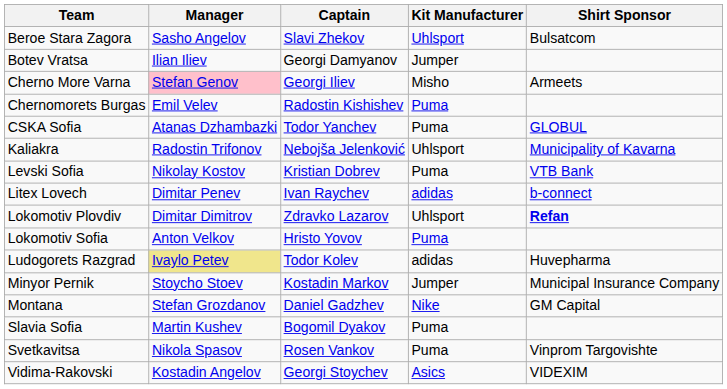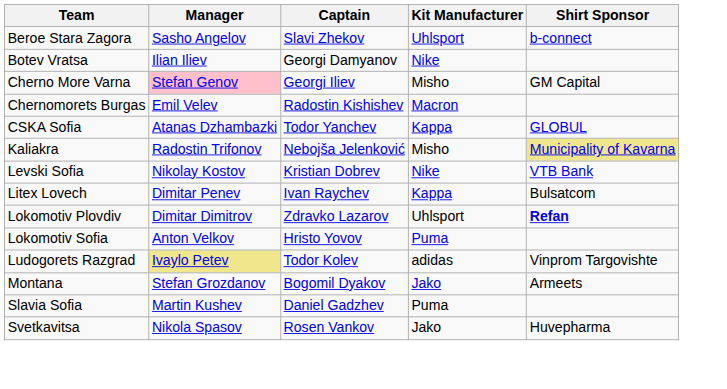(563, 37) Bulsatcom -> (561, 37) b-connect
(435, 60) Jumper -> (426, 60) Nike
(556, 82) Armeets -> (565, 82) GM Capital
(430, 104) Puma -> (435, 104) Macron
(430, 127) Puma -> (432, 127) Kappa
(438, 149) Uhlsport -> (430, 149) Misho
(603, 149) no background -> (603, 149) khaki background
(430, 171) Puma -> (426, 171) Nike
(432, 194) adidas -> (432, 194) Kappa
(561, 194) b-connect -> (563, 194) Bulsatcom
(570, 261) Huvepharma -> (594, 261) Vinprom Targovishte
- row: (51, 283)
(334, 305) Daniel Gadzhev -> (334, 283) Bogomil Dyakov
(426, 305) Nike -> (426, 283) Jako
(565, 305) GM Capital -> (556, 283) Armeets
(334, 328) Bogomil Dyakov -> (334, 305) Daniel Gadzhev
(430, 350) Puma -> (426, 328) Jako
(594, 350) Vinprom Targovishte -> (570, 328) Huvepharma
- row: (60, 372)
